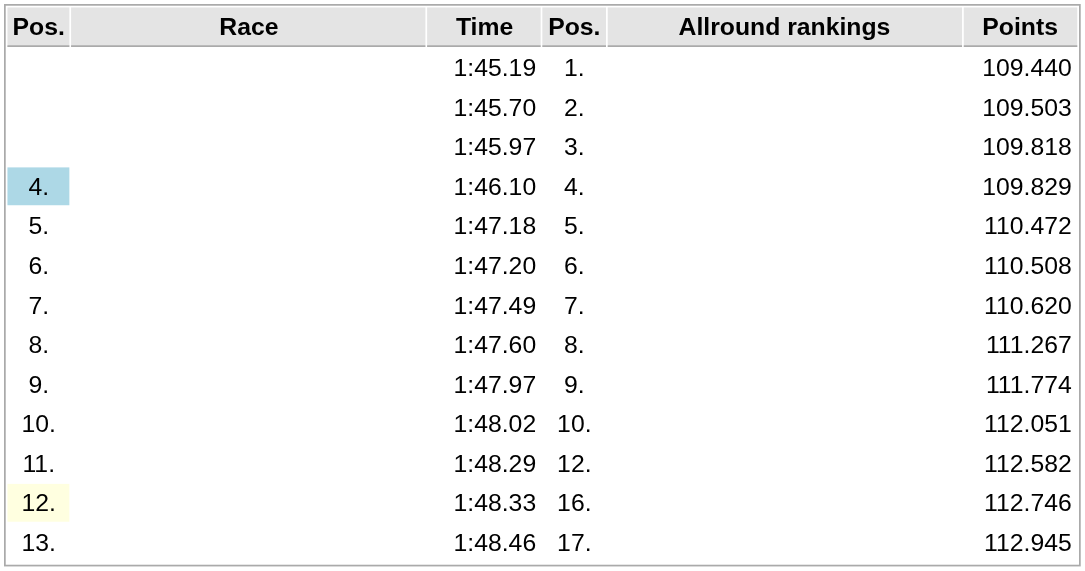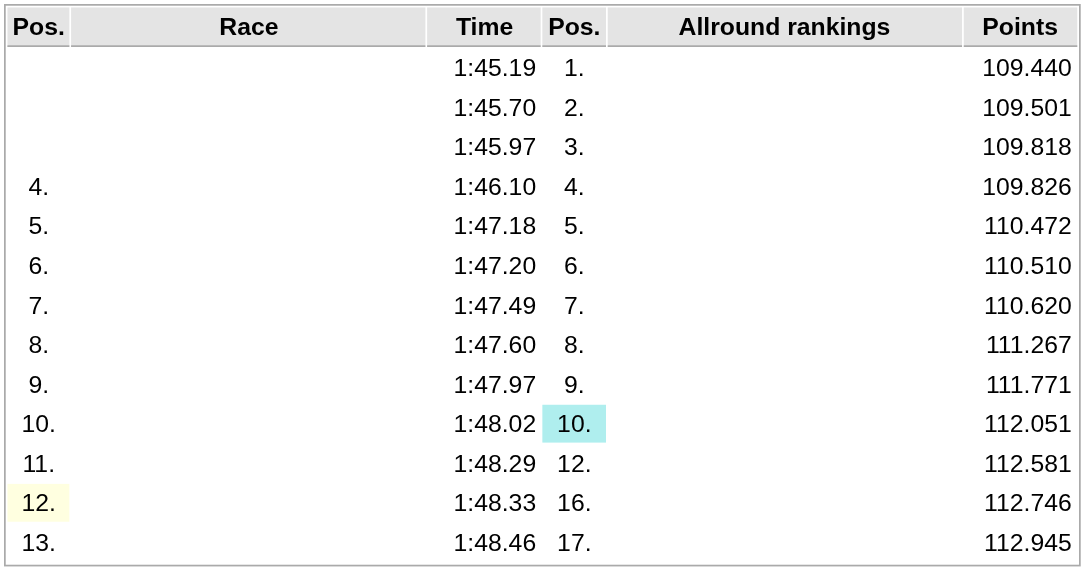(1027, 107) 109.503 -> (1027, 107) 109.501
(39, 186) lightblue background -> (39, 186) no background
(1027, 186) 109.829 -> (1027, 186) 109.826
(1028, 265) 110.508 -> (1028, 265) 110.510
(1029, 384) 111.774 -> (1029, 384) 111.771
(574, 424) no background -> (574, 424) paleturquoise background
(1028, 463) 112.582 -> (1028, 463) 112.581
